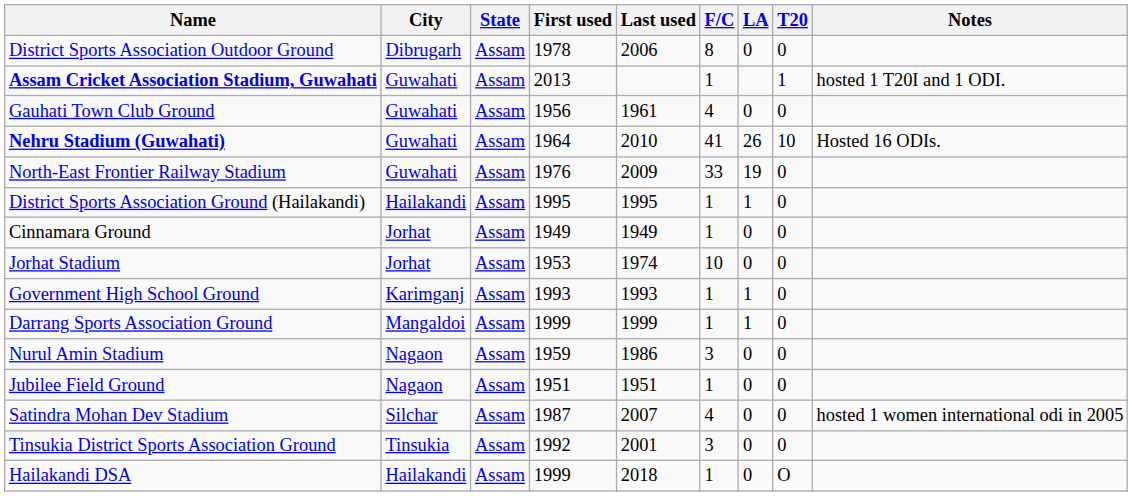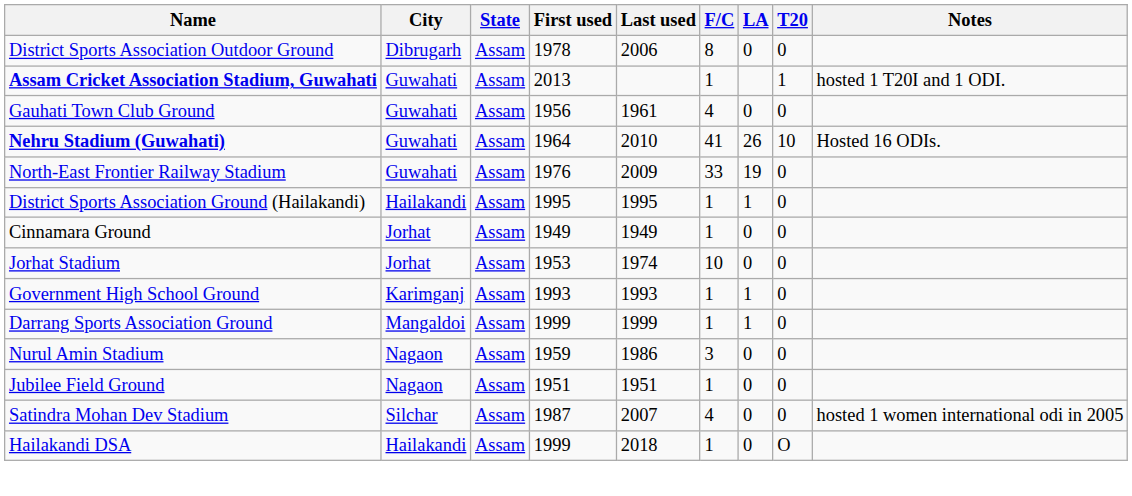- row: (172, 445)
